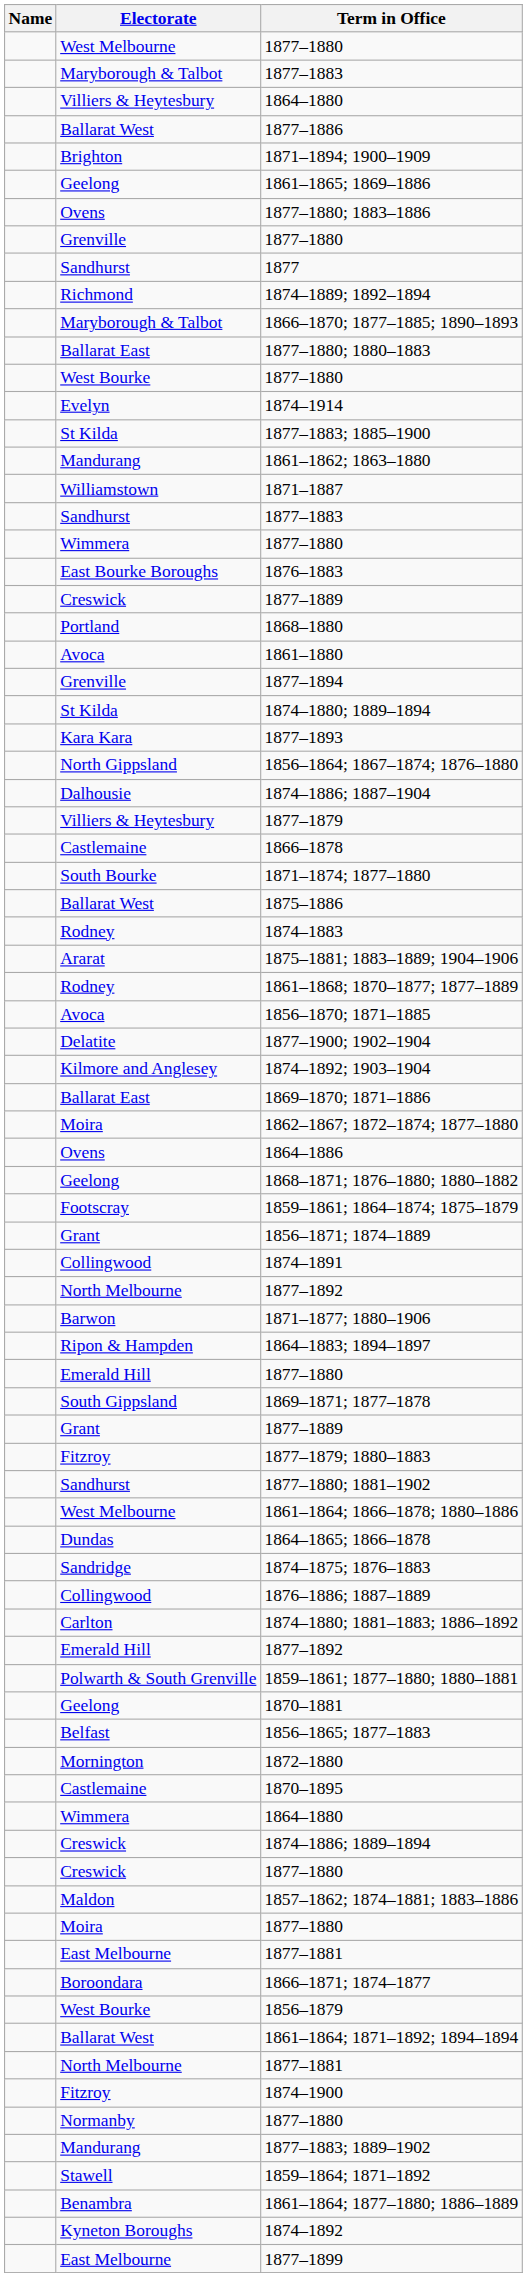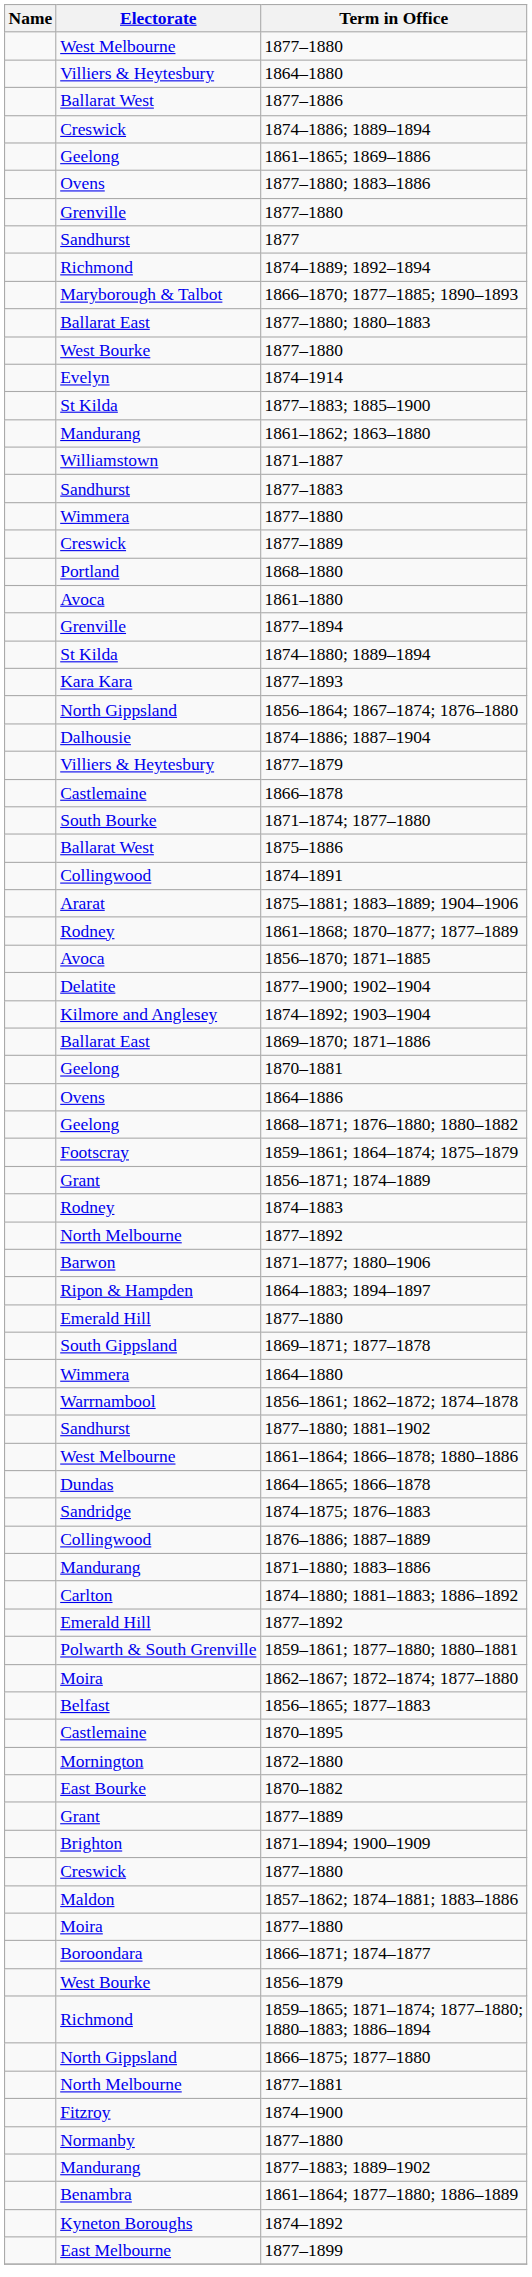- row: (141, 73)
rows swapped: (91, 156) <-> (93, 1843)
- row: (139, 571)
rows swapped: (87, 931) <-> (106, 1262)
rows swapped: (90, 1705) <-> (82, 1124)
rows swapped: (95, 1816) <-> (80, 1428)
+ row: (108, 1401)
- row: (85, 1456)
+ row: (100, 1567)
rows swapped: (103, 1788) <-> (102, 1760)
+ row: (103, 1788)
- row: (116, 1954)
+ row: (97, 2019)
- row: (107, 2037)
+ row: (119, 2057)
- row: (86, 2175)
